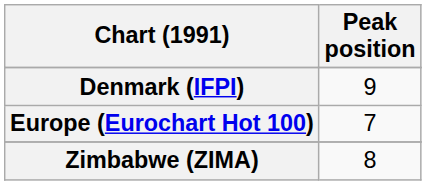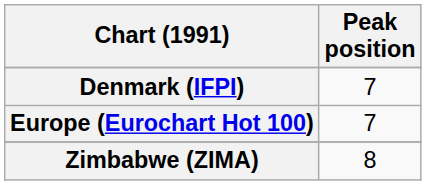(370, 86) 9 -> (370, 86) 7
